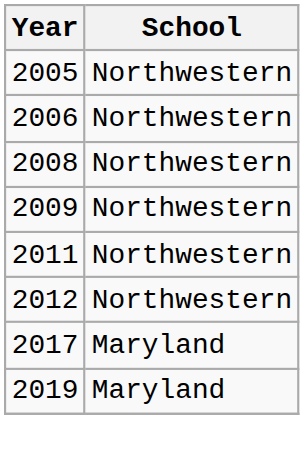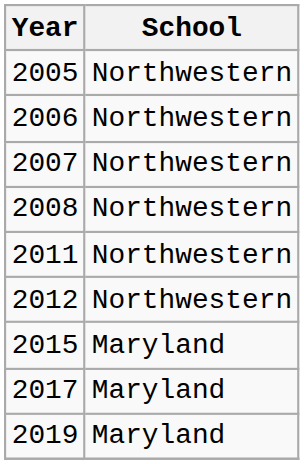+ row: (45, 164)
- row: (45, 209)
+ row: (45, 345)
